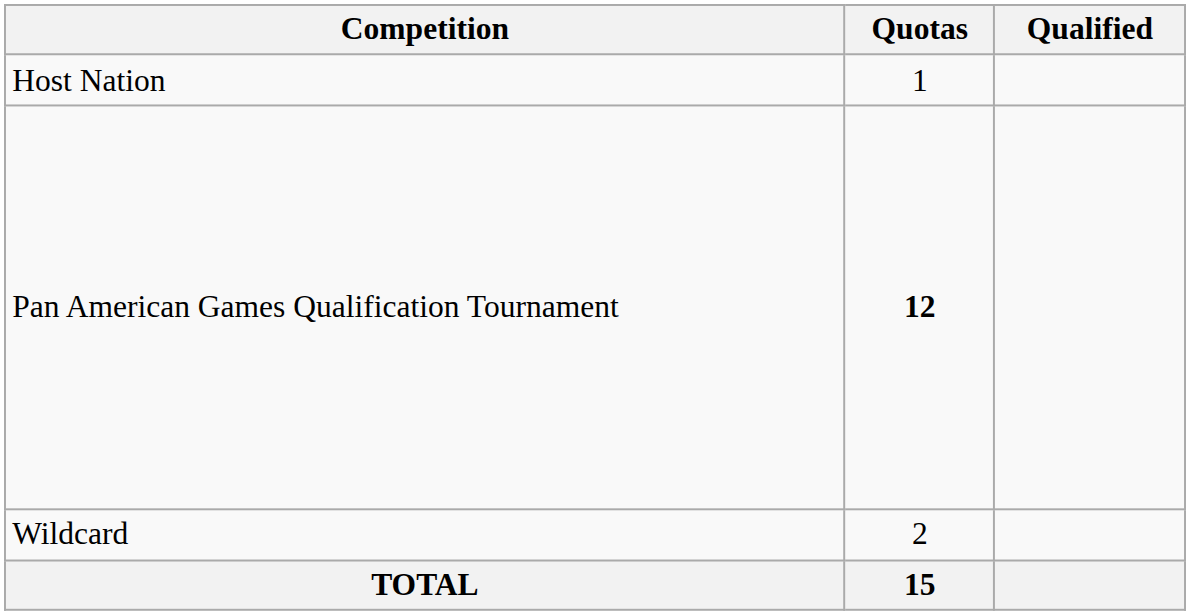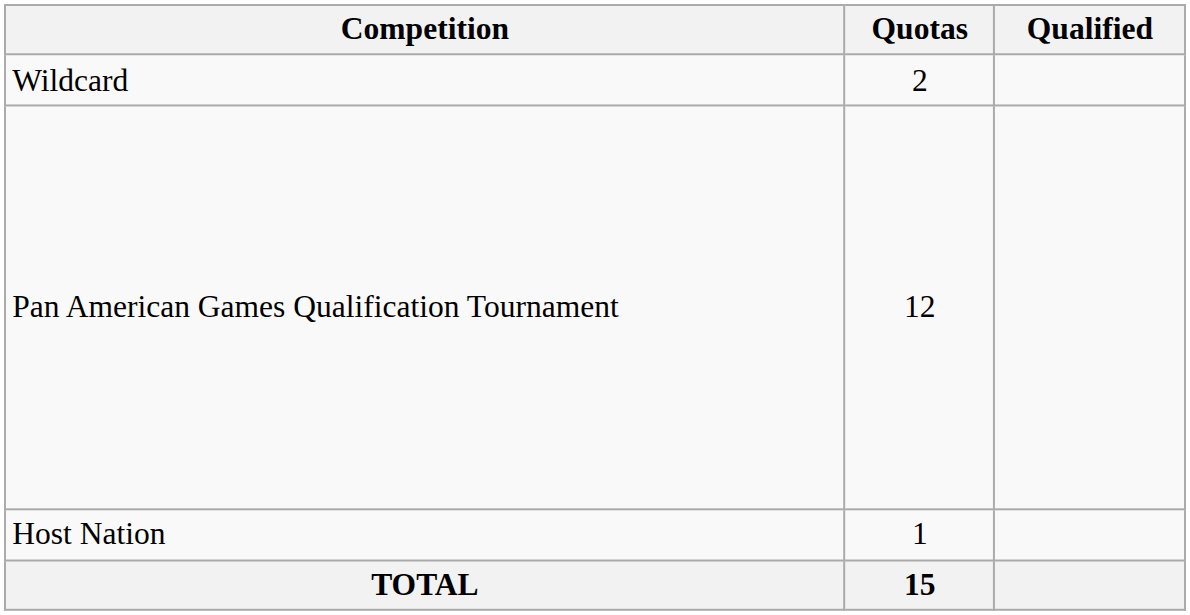rows swapped: (89, 79) <-> (70, 534)
(920, 306) bold -> (920, 306) normal
